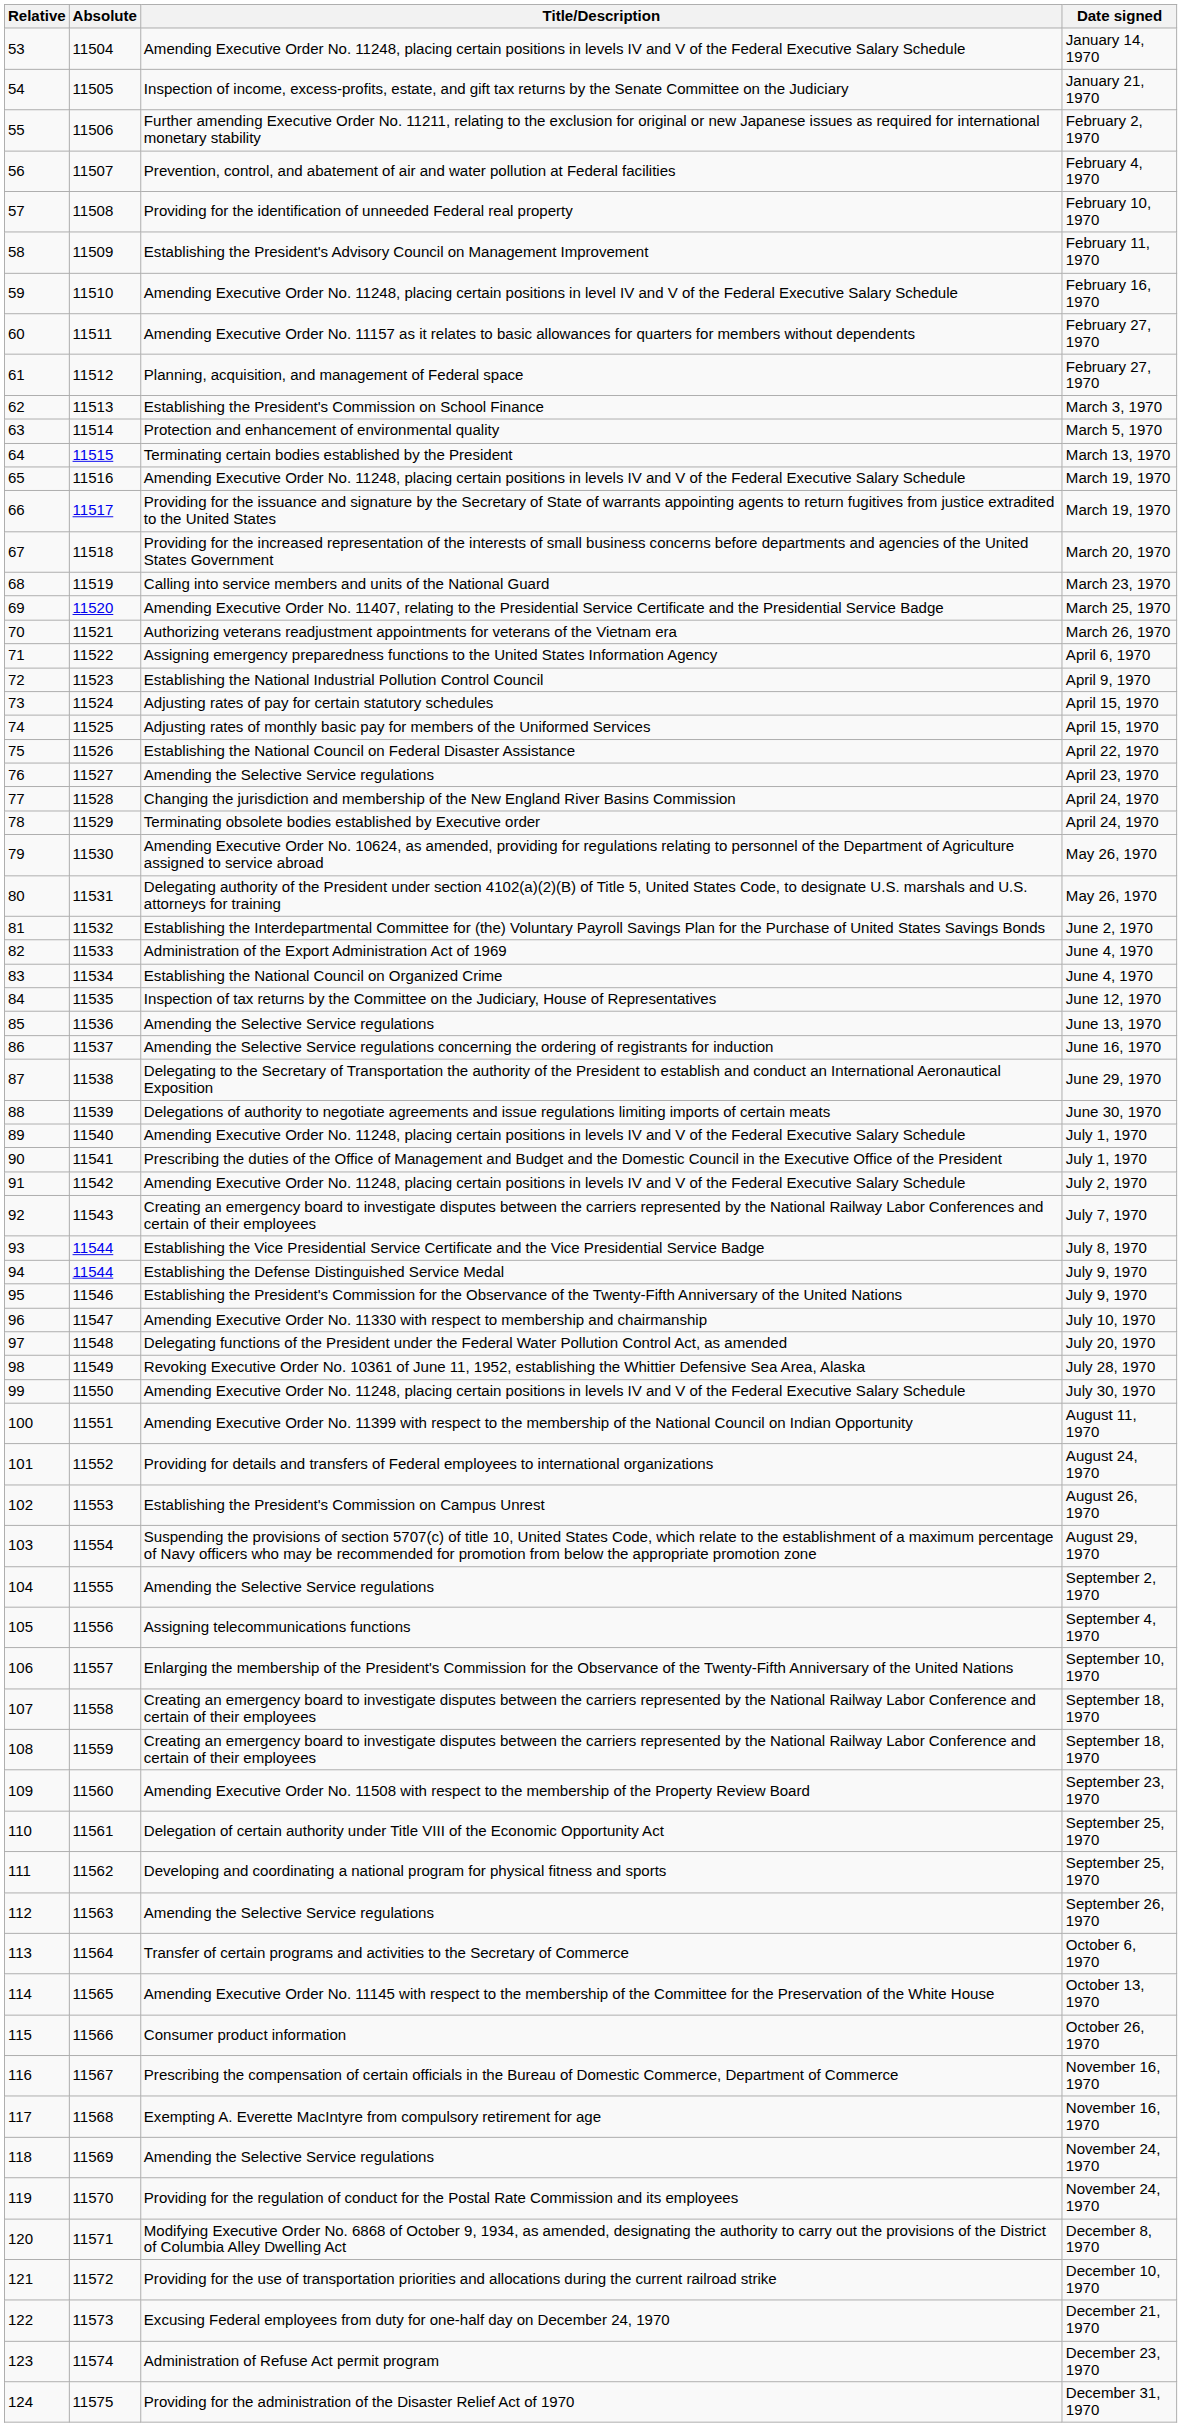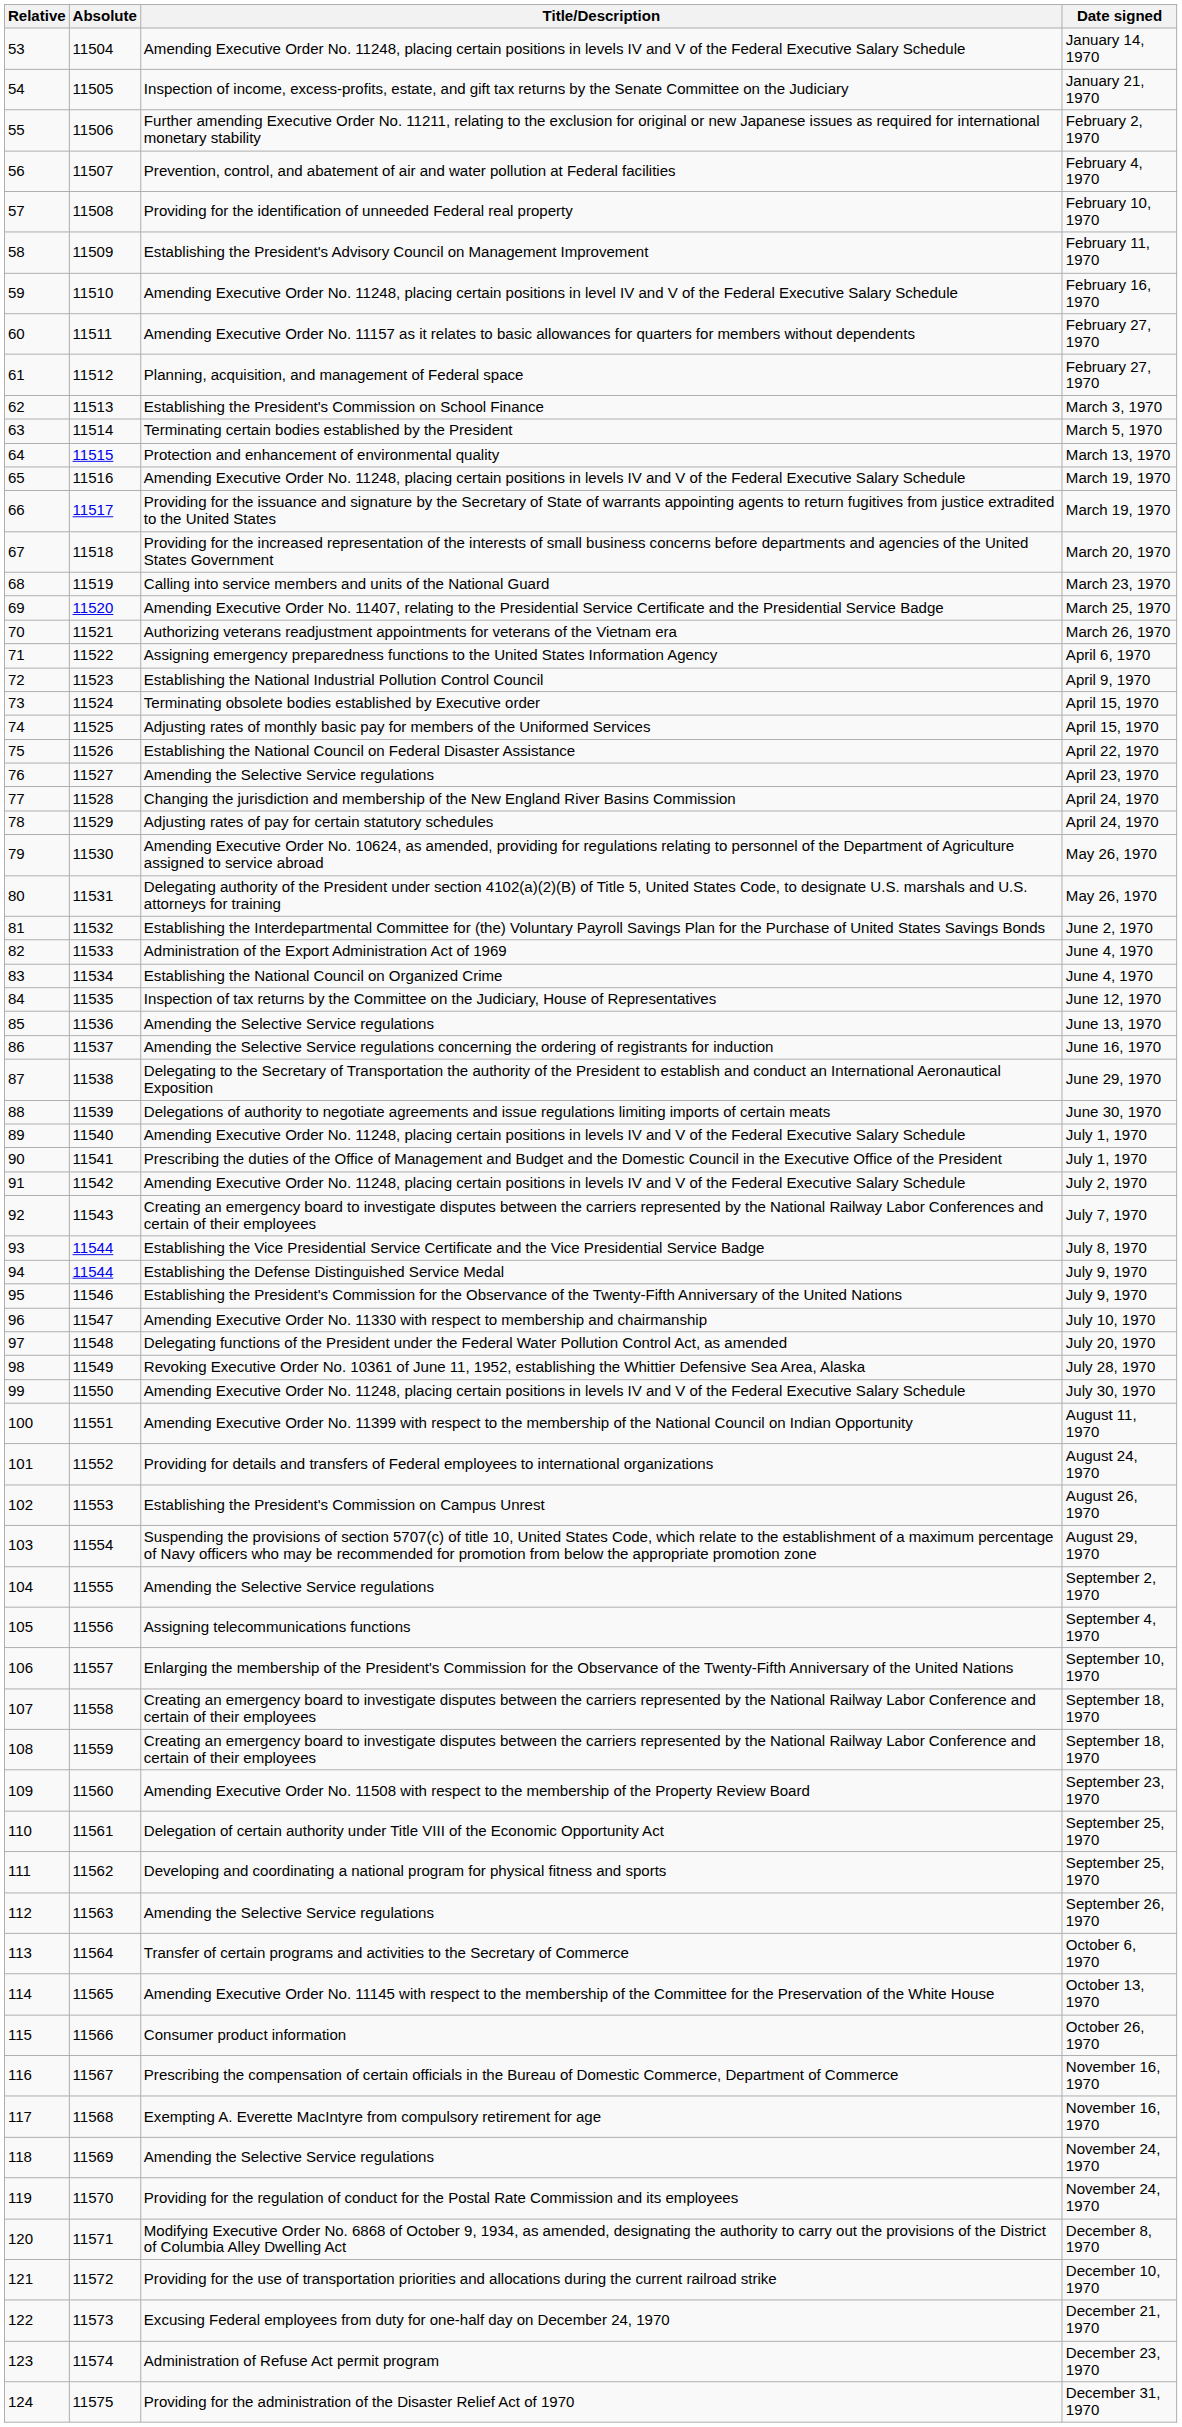(322, 431) Protection and enhancement of environmental quality -> (328, 431) Terminating certain bodies established by the President
(328, 454) Terminating certain bodies established by the President -> (322, 454) Protection and enhancement of environmental quality
(319, 703) Adjusting rates of pay for certain statutory schedules -> (342, 703) Terminating obsolete bodies established by Executive order
(342, 822) Terminating obsolete bodies established by Executive order -> (319, 822) Adjusting rates of pay for certain statutory schedules
